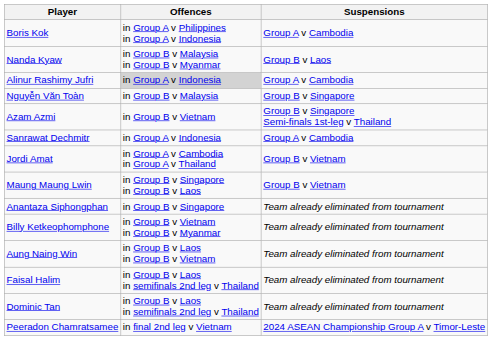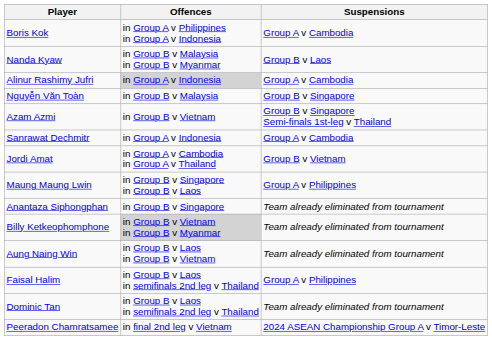(304, 185) Group B v Vietnam -> (310, 185) Group A v Philippines
(172, 227) no background -> (172, 227) lightgrey background
(353, 280) Team already eliminated from tournament -> (310, 280) Group A v Philippines
